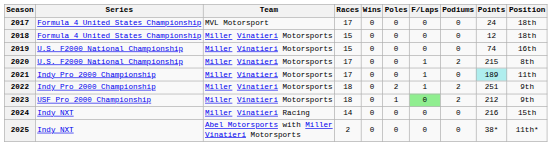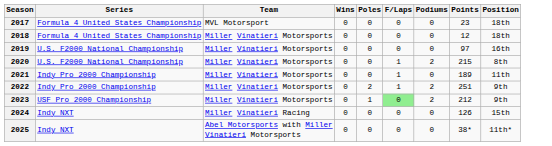- column: (348, 10)
(492, 23) 24 -> (465, 23) 23
(492, 49) 74 -> (465, 49) 97
(492, 74) paleturquoise background -> (465, 74) no background
(492, 113) 216 -> (465, 113) 126
